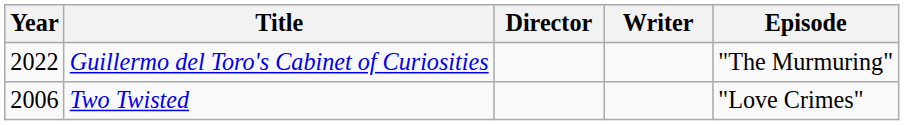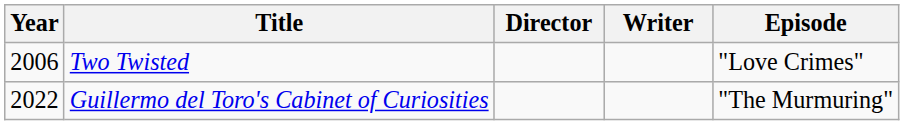rows swapped: (129, 100) <-> (279, 61)
